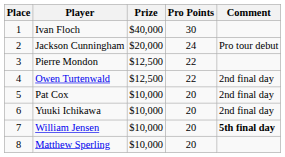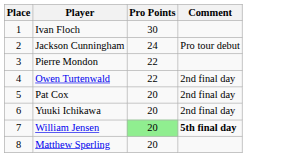- column: (146, 12)
(191, 128) no background -> (152, 128) lightgreen background
